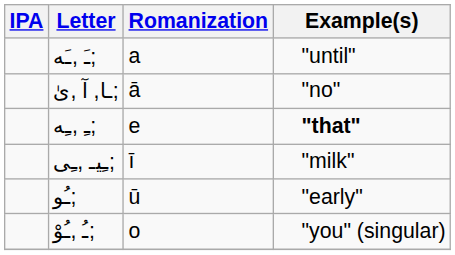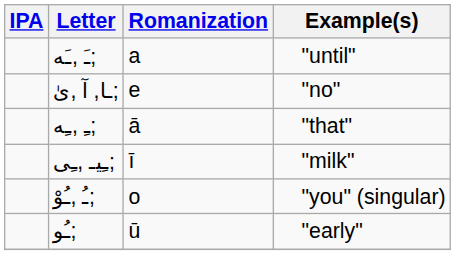(134, 90) ā -> (134, 90) e
(134, 125) e -> (134, 125) ā
(319, 125) bold -> (315, 125) normal
rows swapped: (74, 231) <-> (65, 196)
